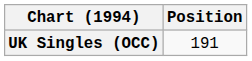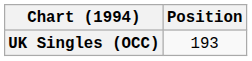(205, 43) 191 -> (205, 43) 193
